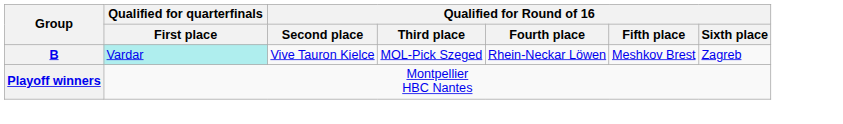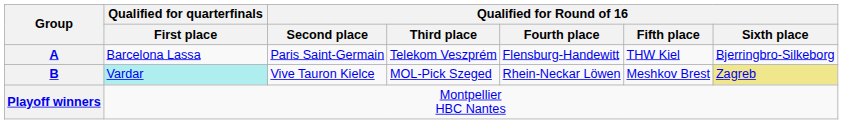+ row: (54, 54)
(721, 54) no background -> (736, 74) khaki background
